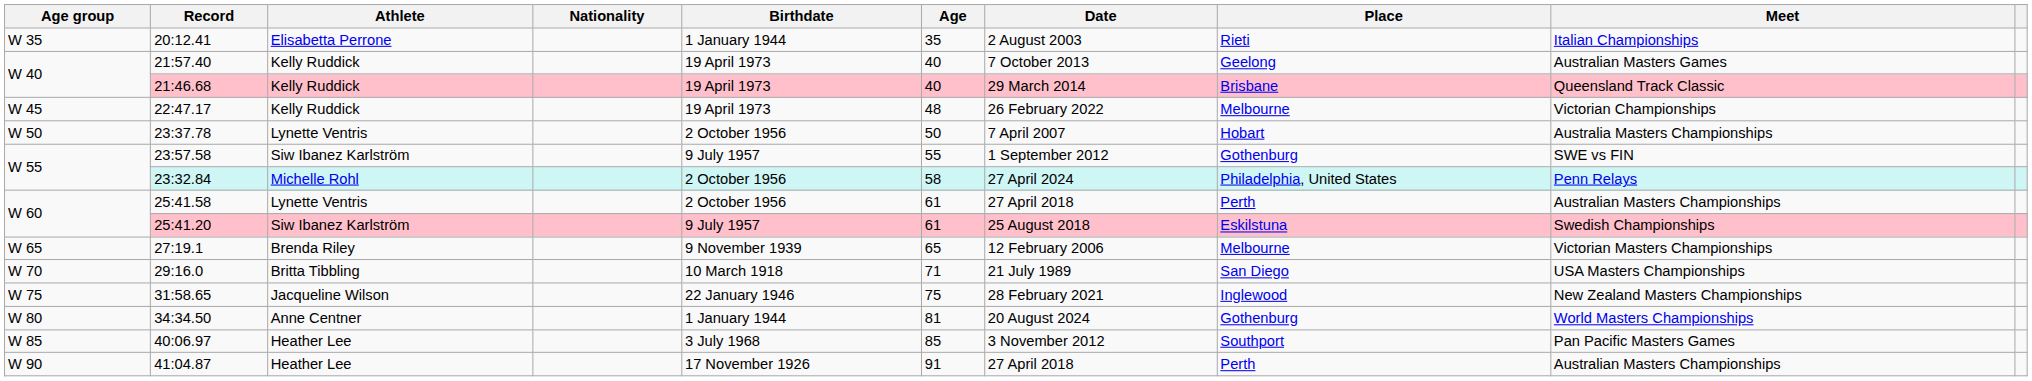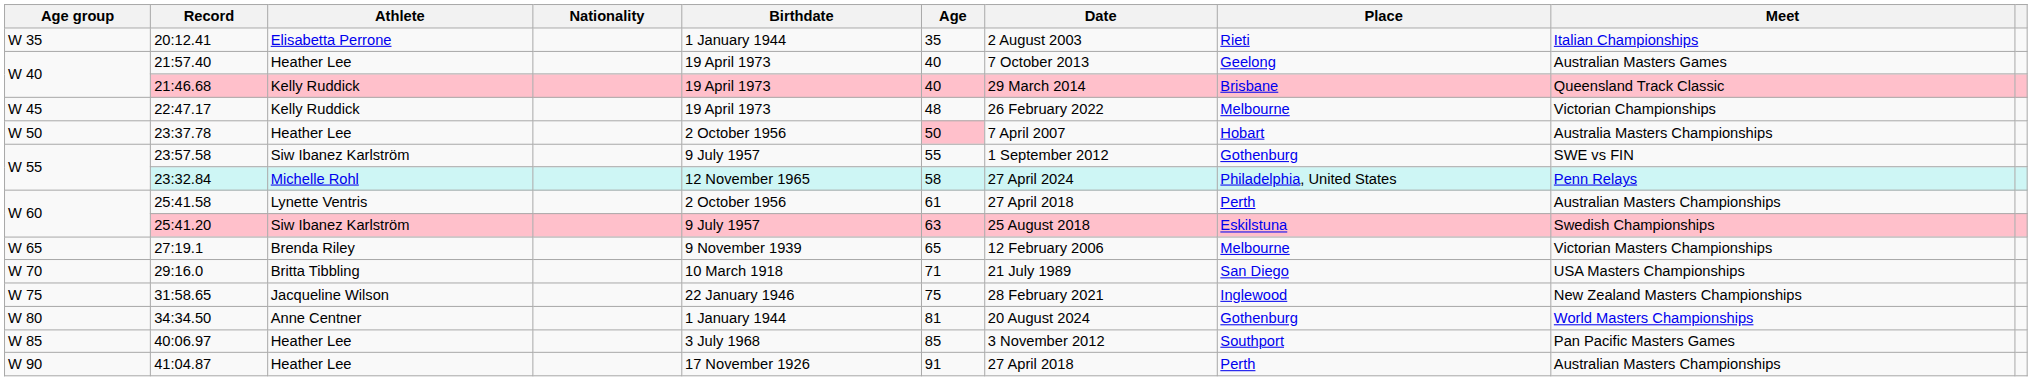(315, 63) Kelly Ruddick -> (311, 63) Heather Lee
(319, 133) Lynette Ventris -> (311, 133) Heather Lee
(933, 133) no background -> (933, 133) pink background
(736, 179) 2 October 1956 -> (747, 179) 12 November 1965
(933, 225) 61 -> (933, 225) 63
